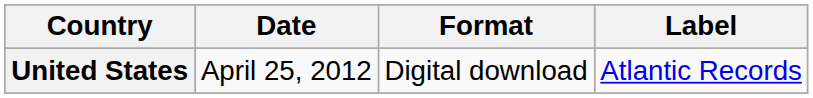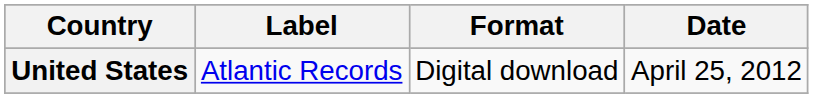columns swapped: (286, 26) <-> (701, 26)
